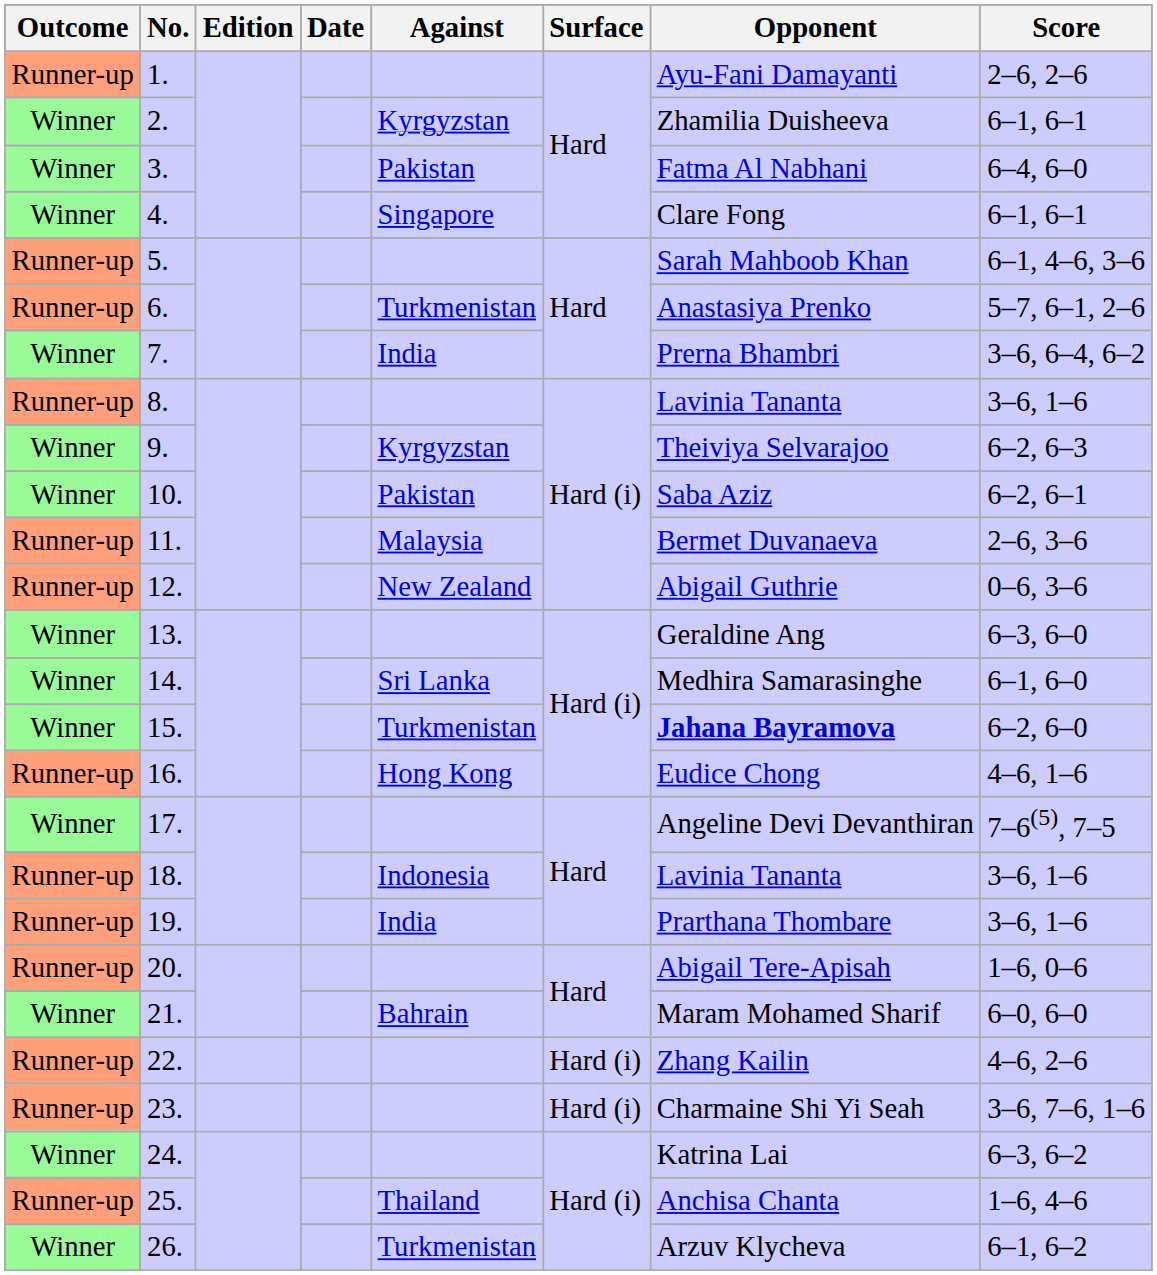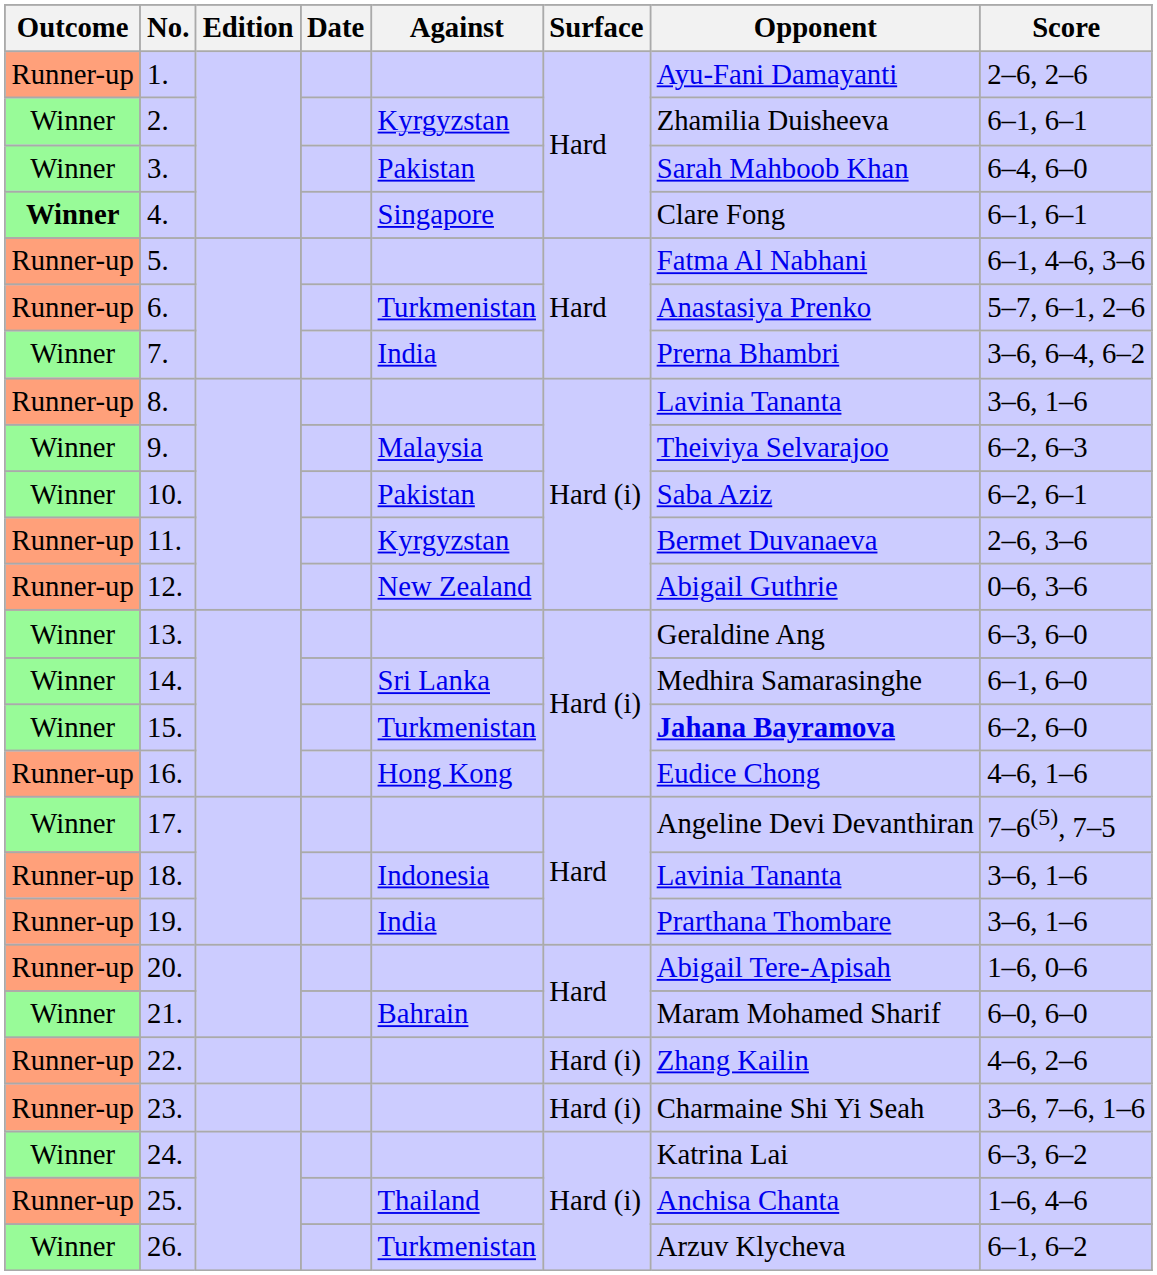(762, 167) Fatma Al Nabhani -> (783, 167) Sarah Mahboob Khan
(73, 213) normal -> (73, 213) bold
(783, 260) Sarah Mahboob Khan -> (762, 260) Fatma Al Nabhani
(443, 446) Kyrgyzstan -> (430, 446) Malaysia
(430, 539) Malaysia -> (443, 539) Kyrgyzstan
